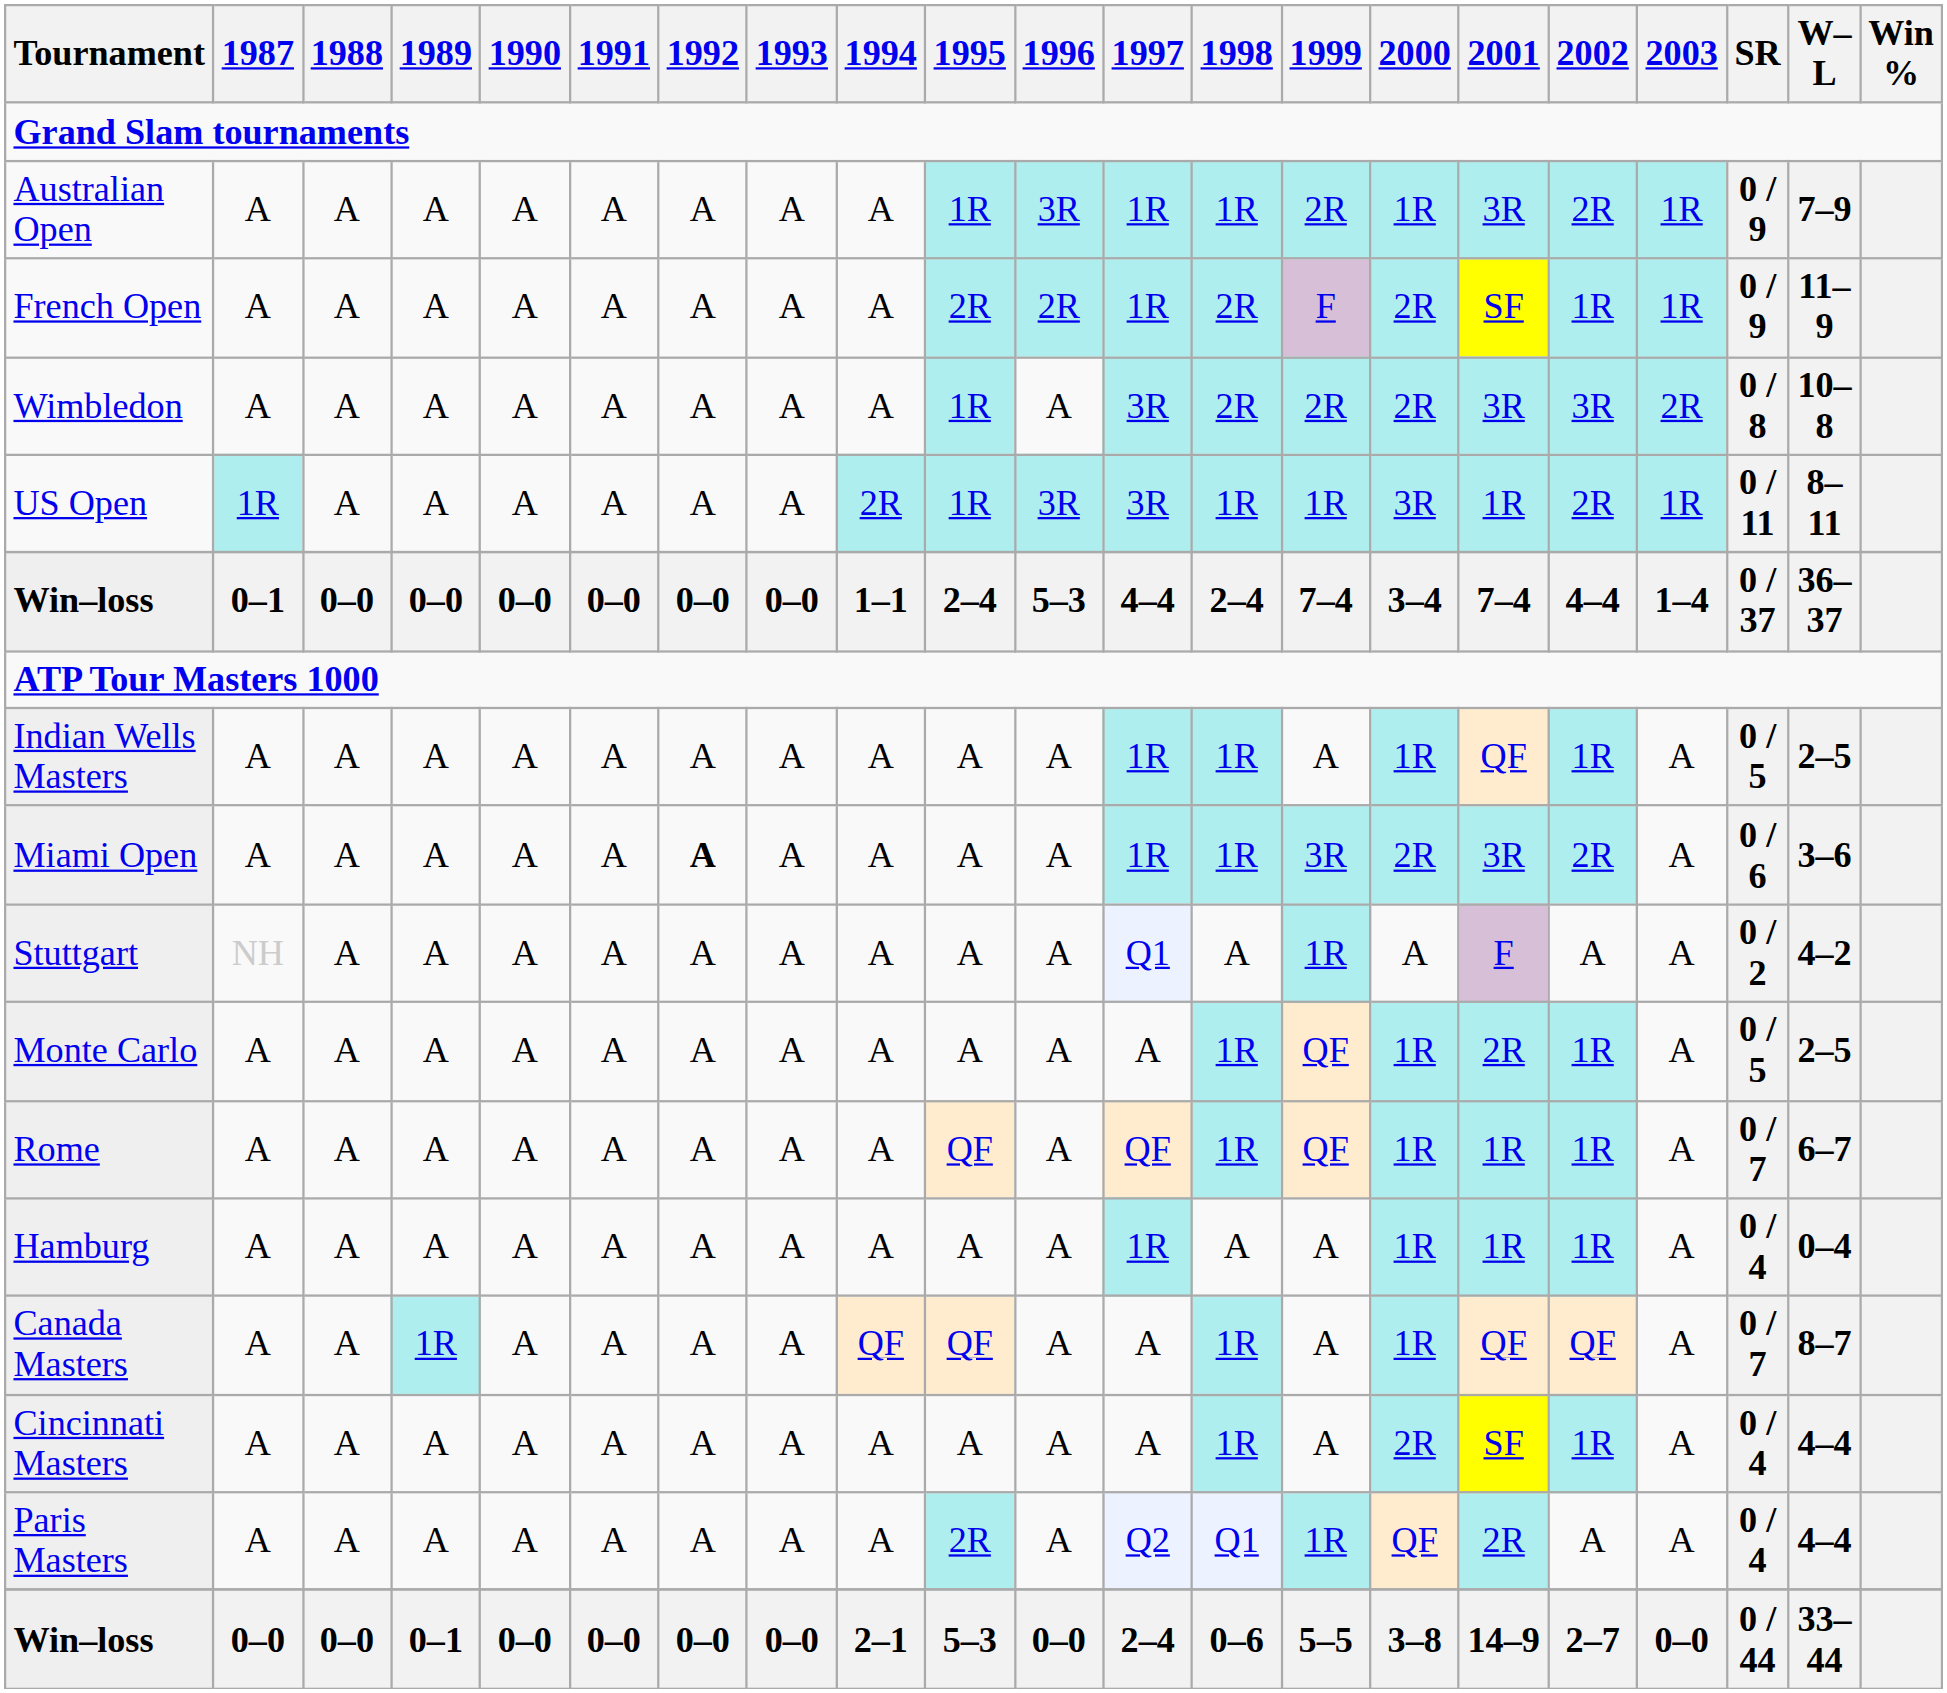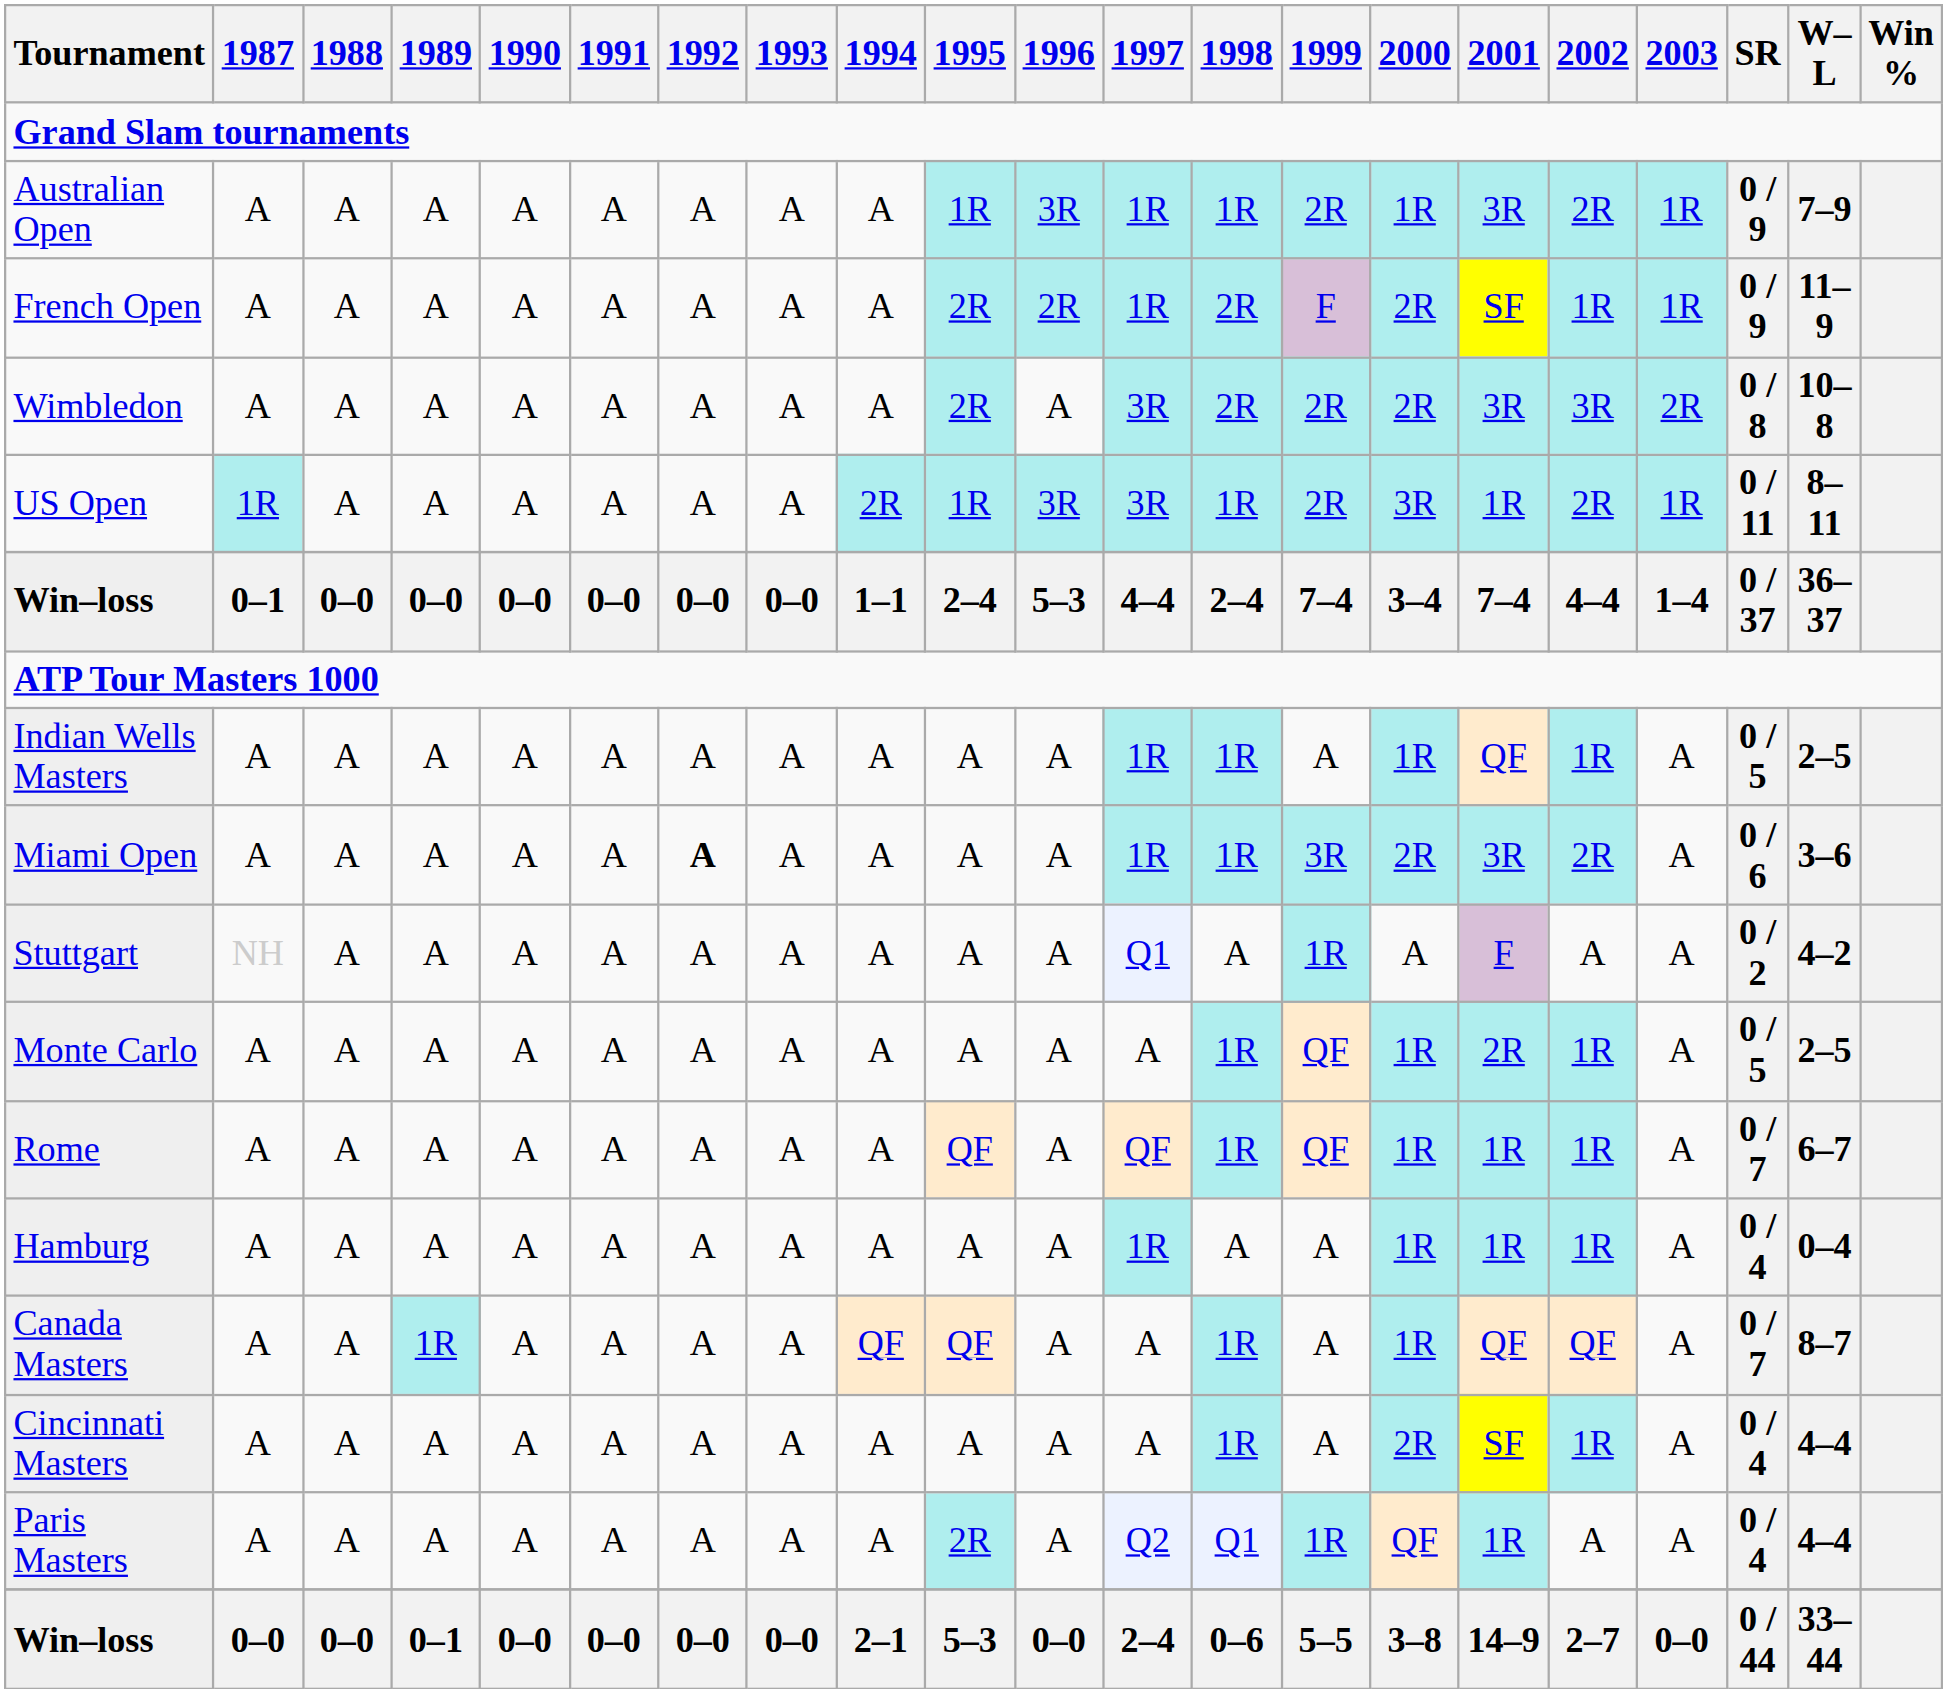(970, 404) 1R -> (970, 404) 2R
(1326, 502) 1R -> (1326, 502) 2R
(1504, 1540) 2R -> (1504, 1540) 1R
